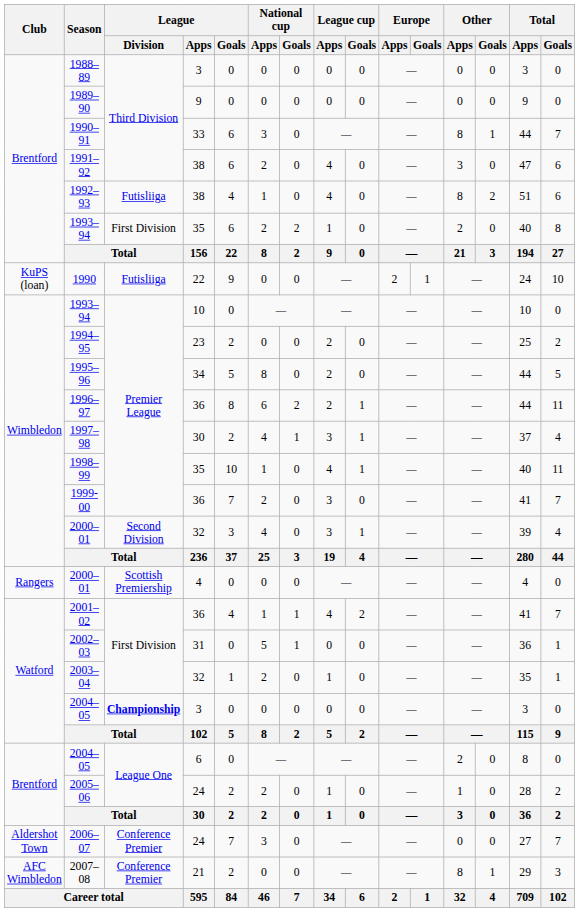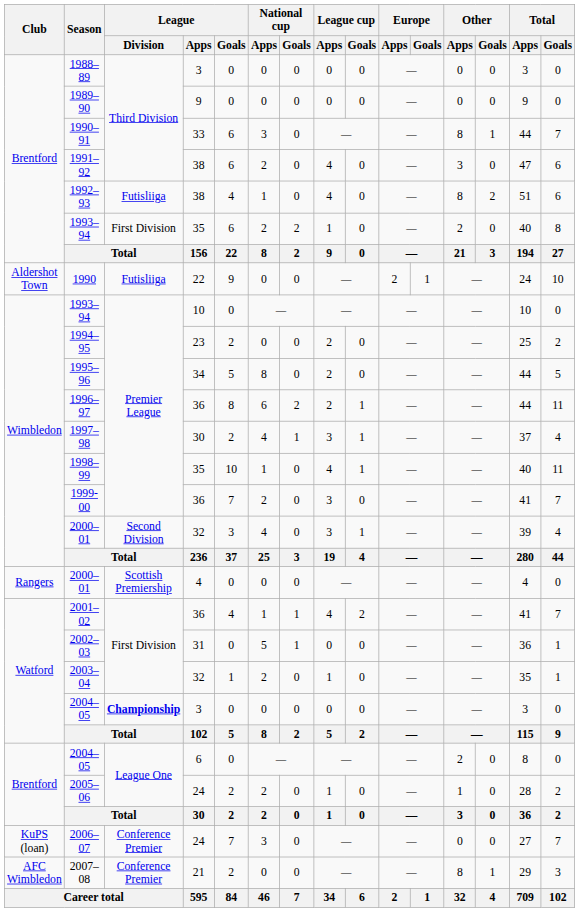(34, 279) KuPS (loan) -> (34, 279) Aldershot Town
(34, 841) Aldershot Town -> (34, 841) KuPS (loan)
